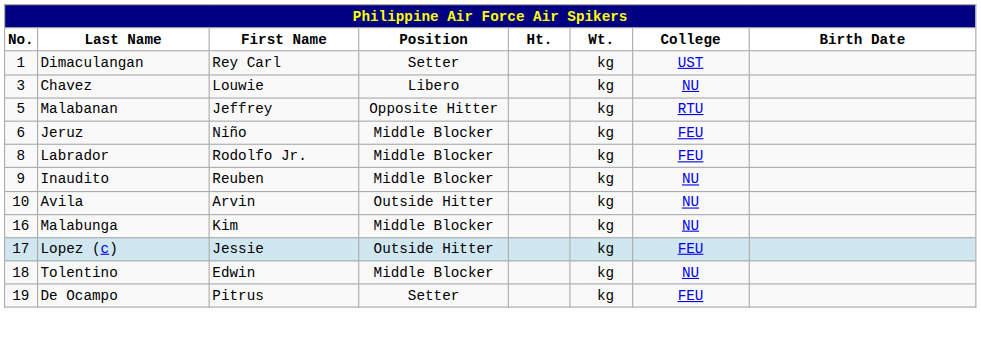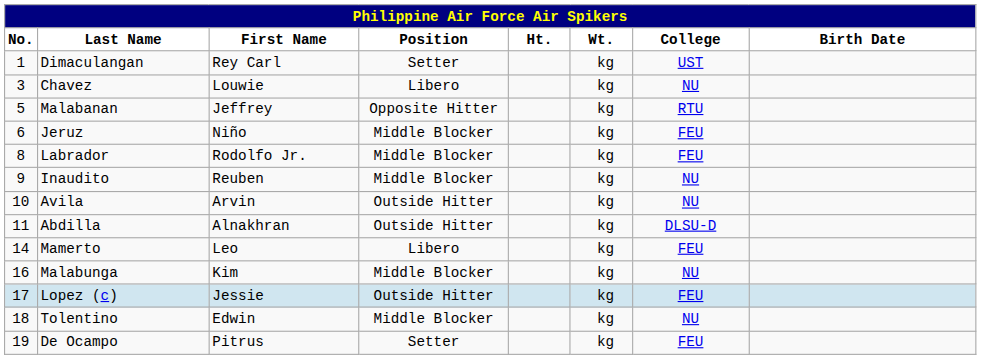+ row: (71, 226)
+ row: (71, 249)
